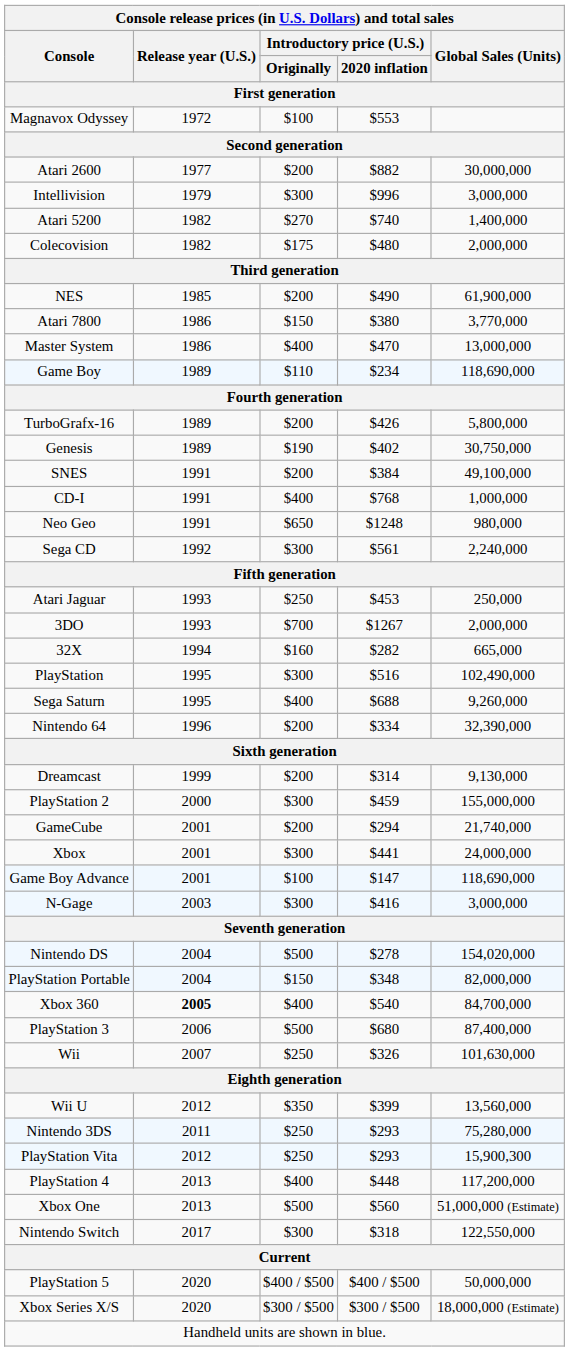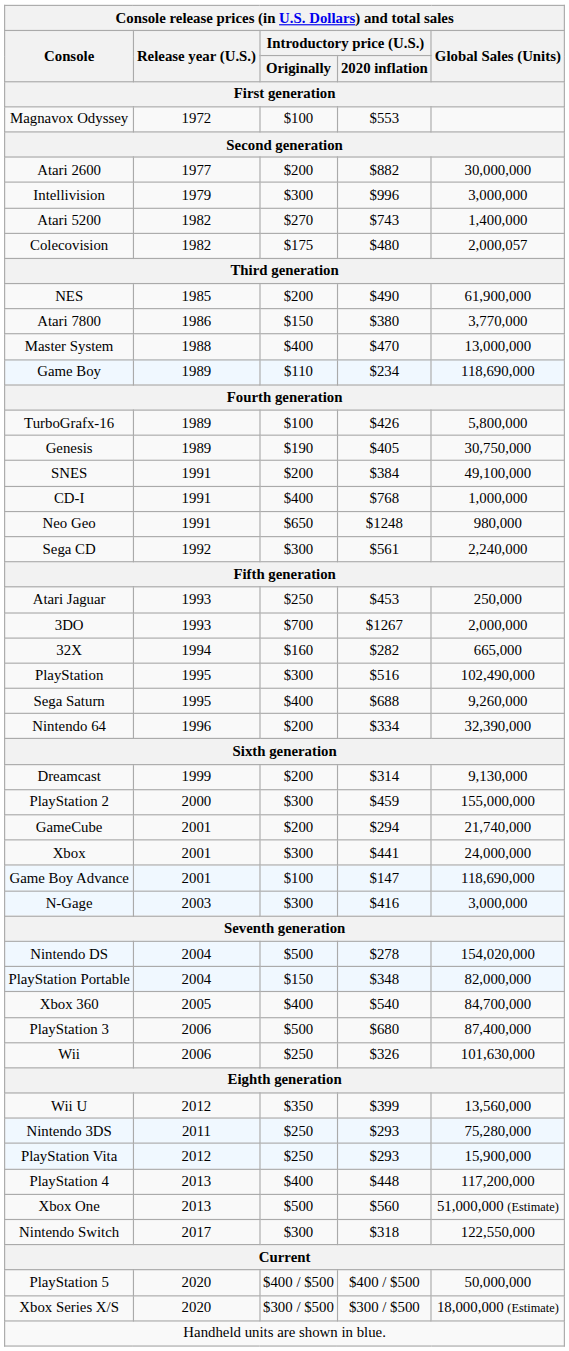(384, 220) $740 -> (384, 220) $743
(498, 245) 2,000,000 -> (498, 245) 2,000,057
(196, 346) 1986 -> (196, 346) 1988
(298, 422) $200 -> (298, 422) $100
(384, 447) $402 -> (384, 447) $405
(196, 1004) bold -> (196, 1004) normal
(196, 1055) 2007 -> (196, 1055) 2006
(498, 1156) 15,900,300 -> (498, 1156) 15,900,000
